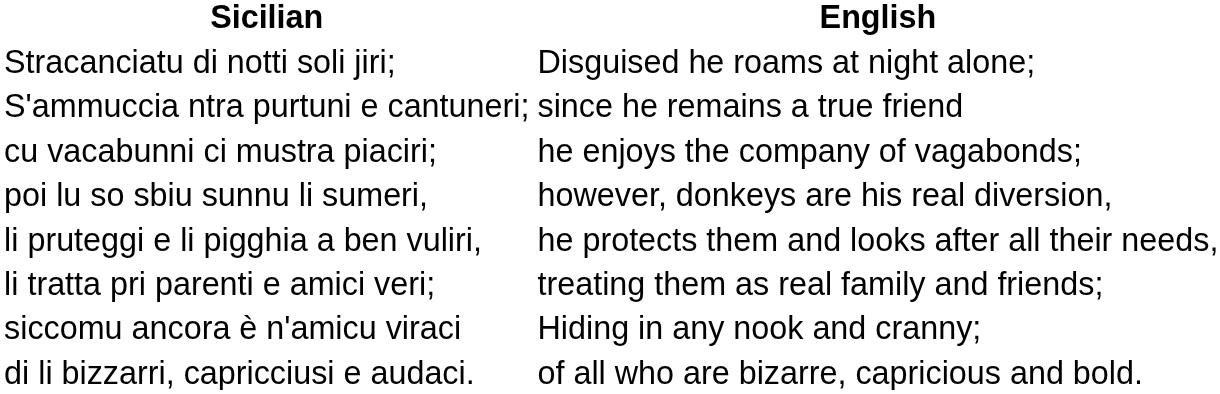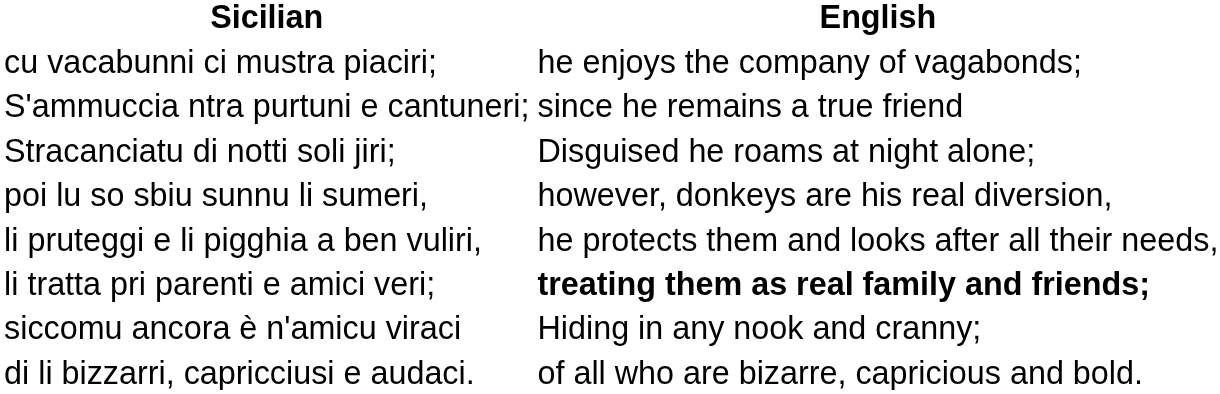rows swapped: (200, 62) <-> (221, 151)
(820, 284) normal -> (844, 284) bold
